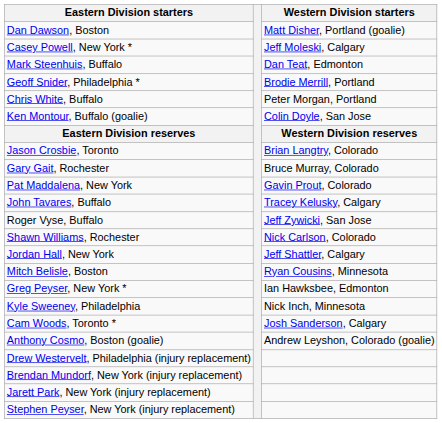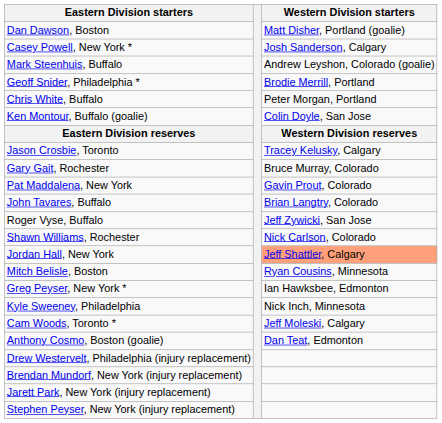(314, 47) Jeff Moleski, Calgary -> (325, 47) Josh Sanderson, Calgary
(314, 64) Dan Teat, Edmonton -> (349, 64) Andrew Leyshon, Colorado (goalie)
(321, 151) Brian Langtry, Colorado -> (322, 151) Tracey Kelusky, Calgary
(322, 202) Tracey Kelusky, Calgary -> (321, 202) Brian Langtry, Colorado
(314, 254) no background -> (314, 254) lightsalmon background
(325, 323) Josh Sanderson, Calgary -> (314, 323) Jeff Moleski, Calgary
(349, 340) Andrew Leyshon, Colorado (goalie) -> (314, 340) Dan Teat, Edmonton
